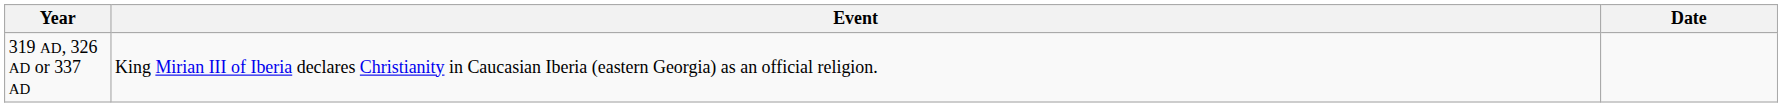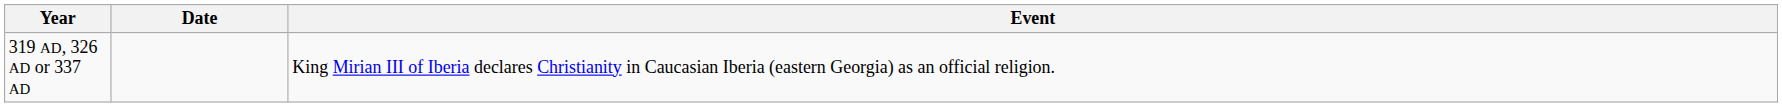columns swapped: (1689, 18) <-> (856, 18)
